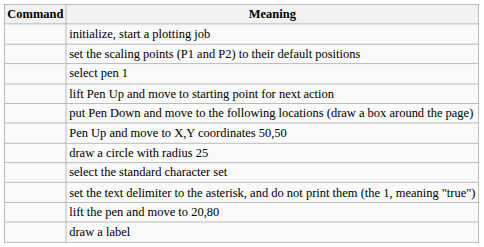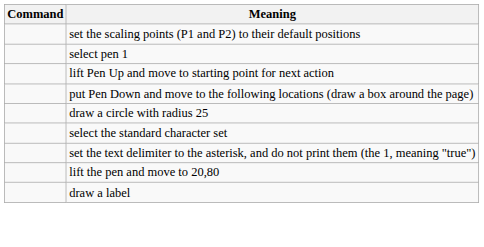- row: (140, 34)
- row: (178, 133)
